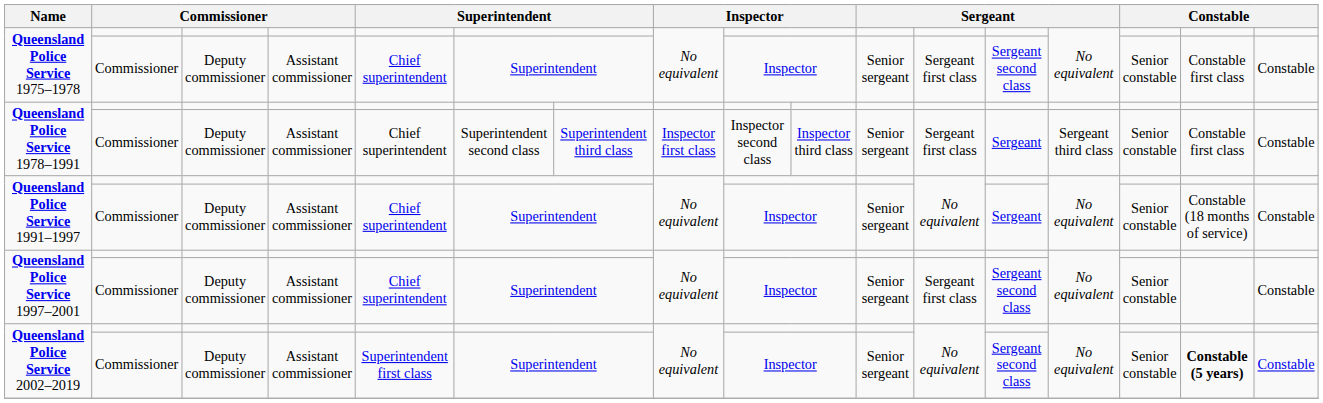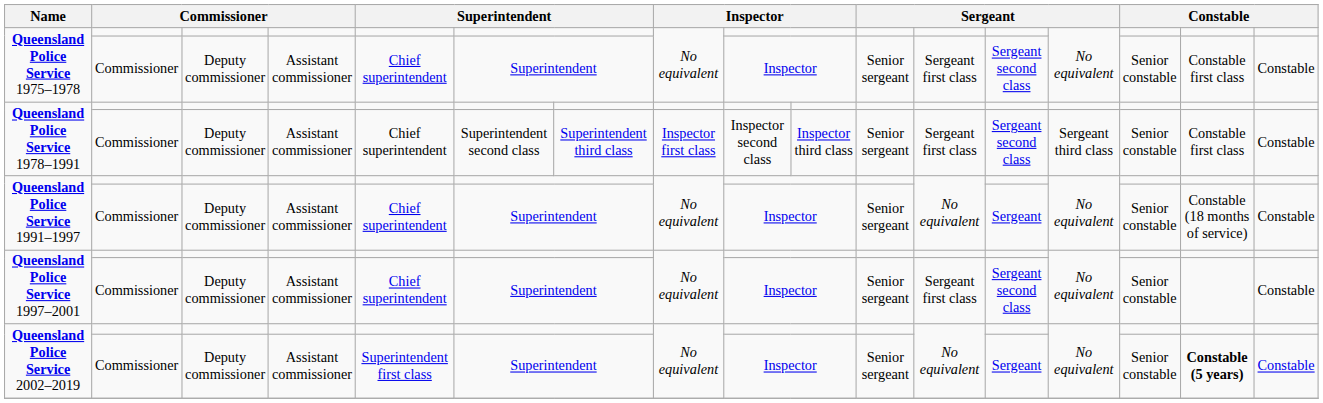(1017, 142) Sergeant -> (1017, 142) Sergeant second class
(1017, 364) Sergeant second class -> (1017, 366) Sergeant
